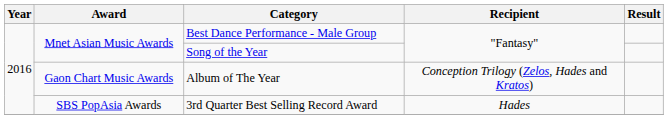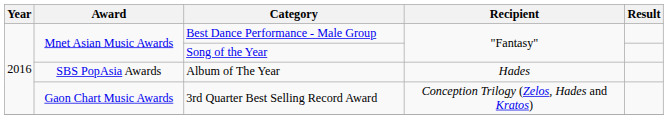(109, 78) Gaon Chart Music Awards -> (109, 71) SBS PopAsia Awards
(514, 78) Conception Trilogy (Zelos, Hades and Kratos) -> (514, 71) Hades
(109, 104) SBS PopAsia Awards -> (109, 98) Gaon Chart Music Awards
(514, 104) Hades -> (514, 98) Conception Trilogy (Zelos, Hades and Kratos)
